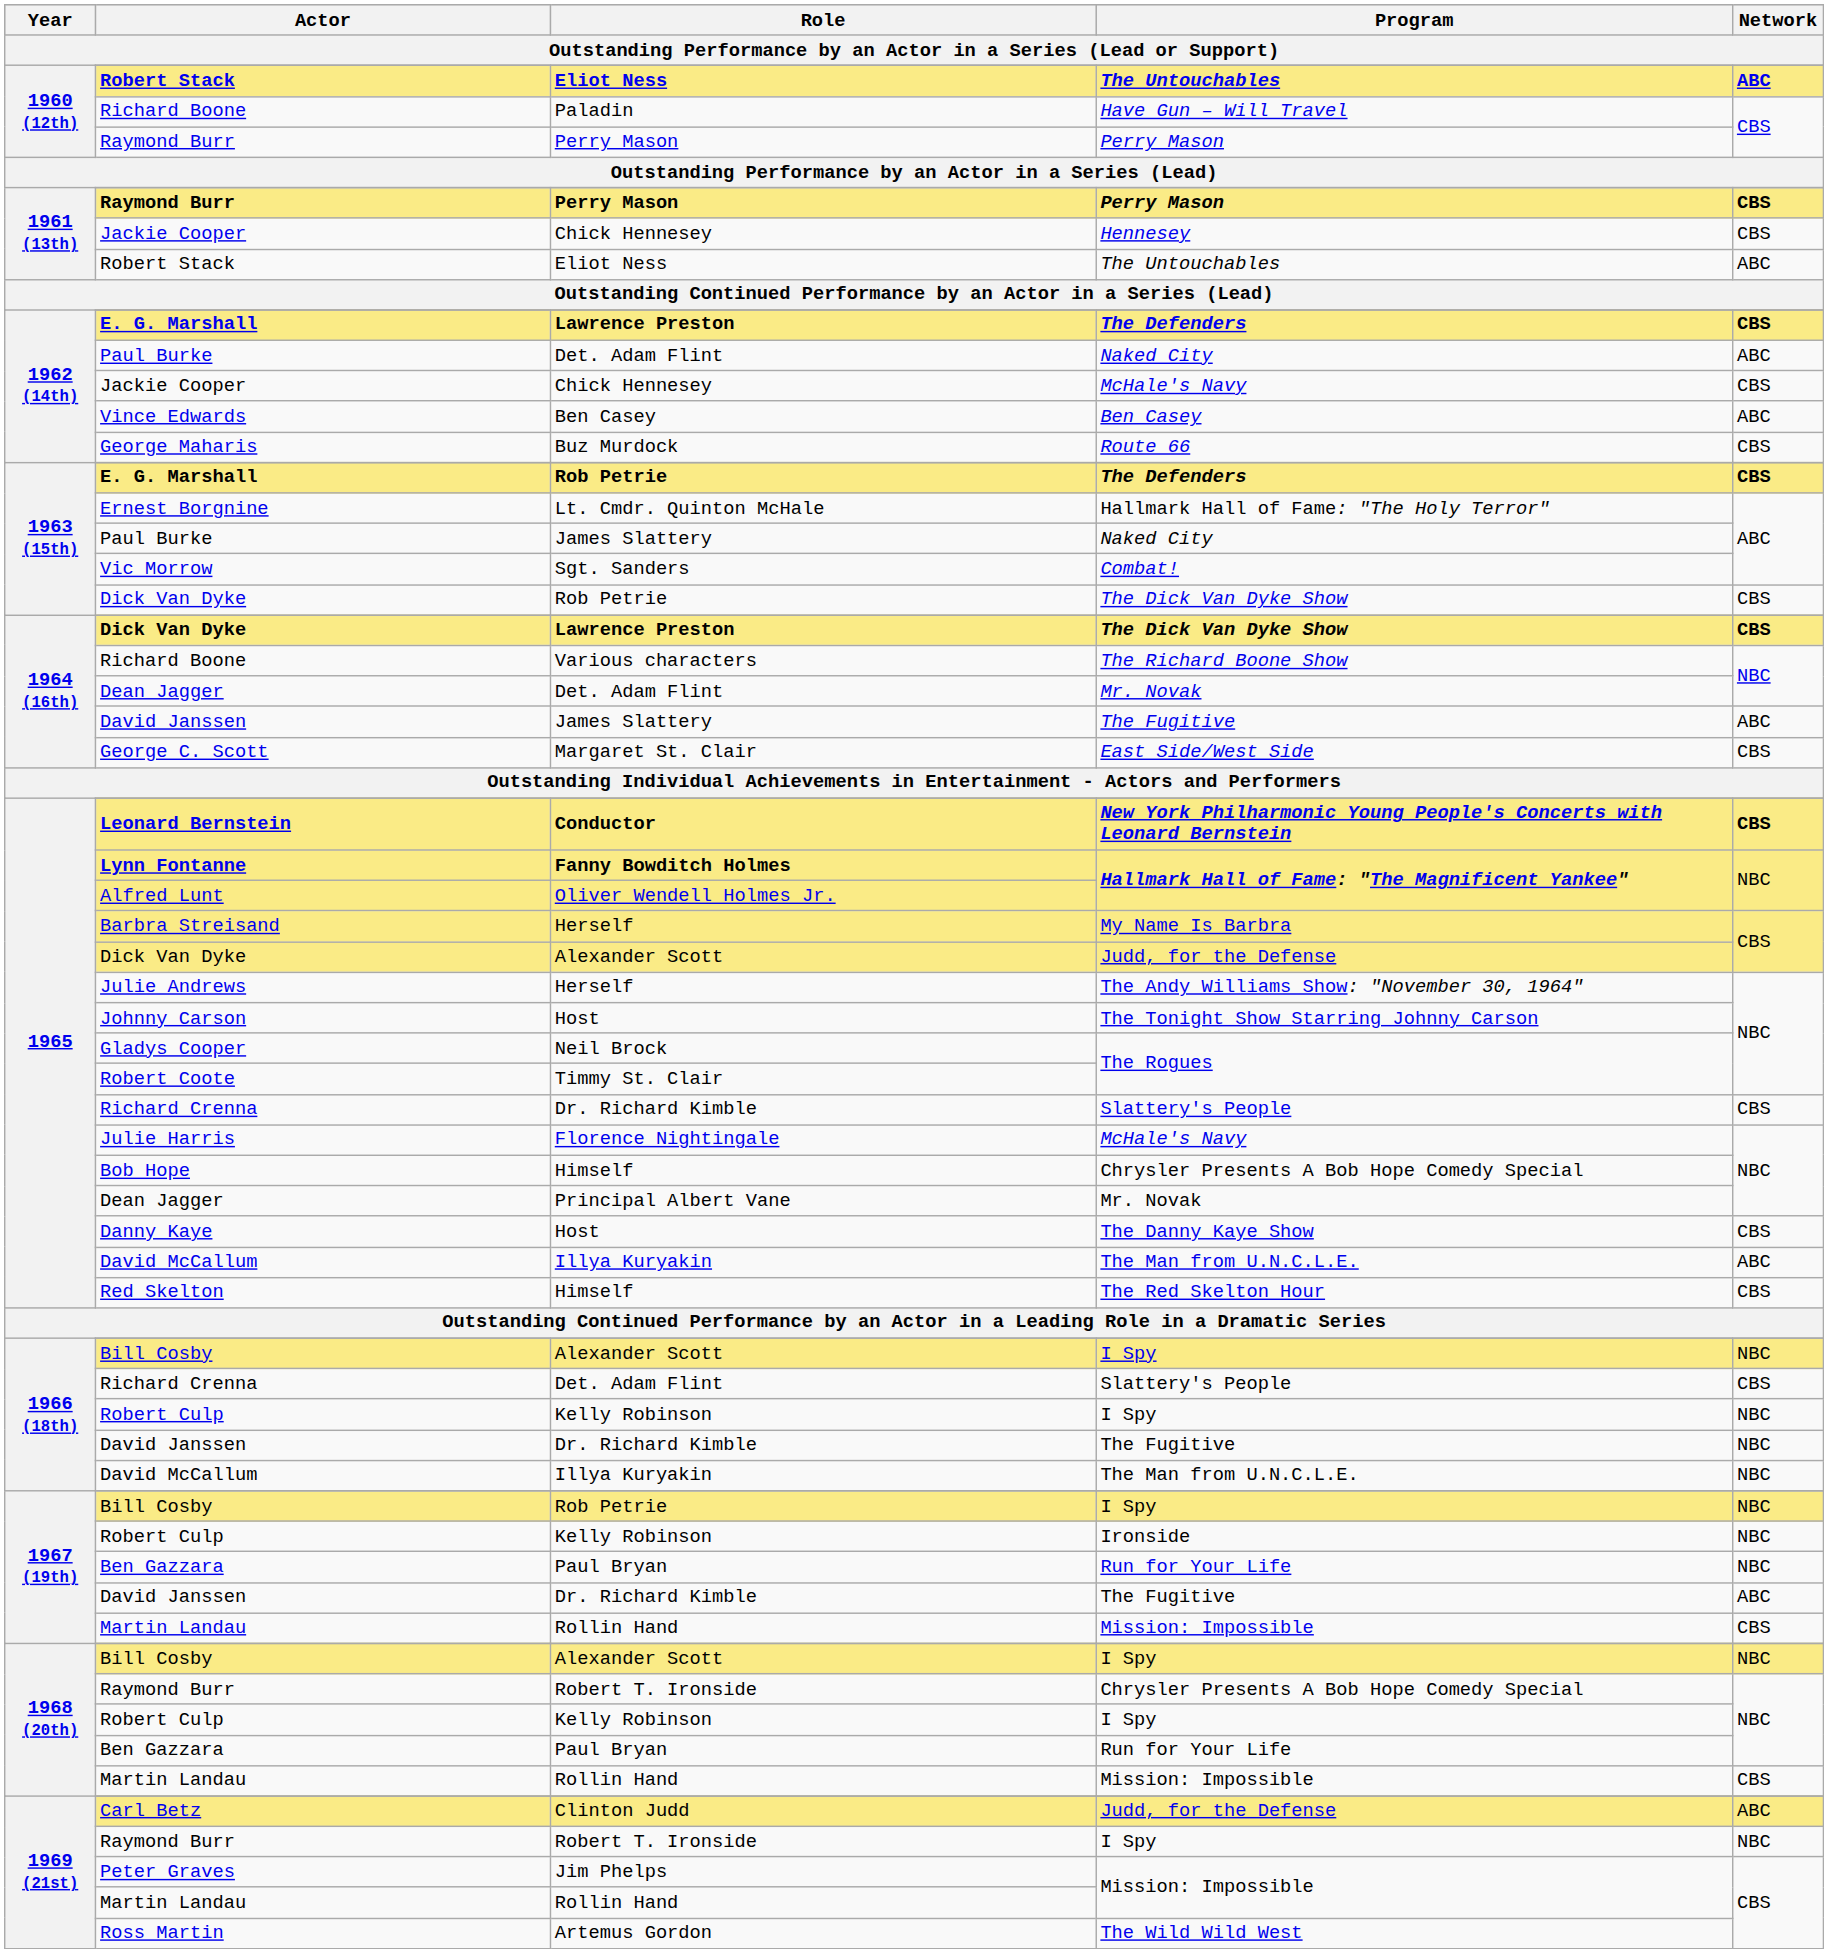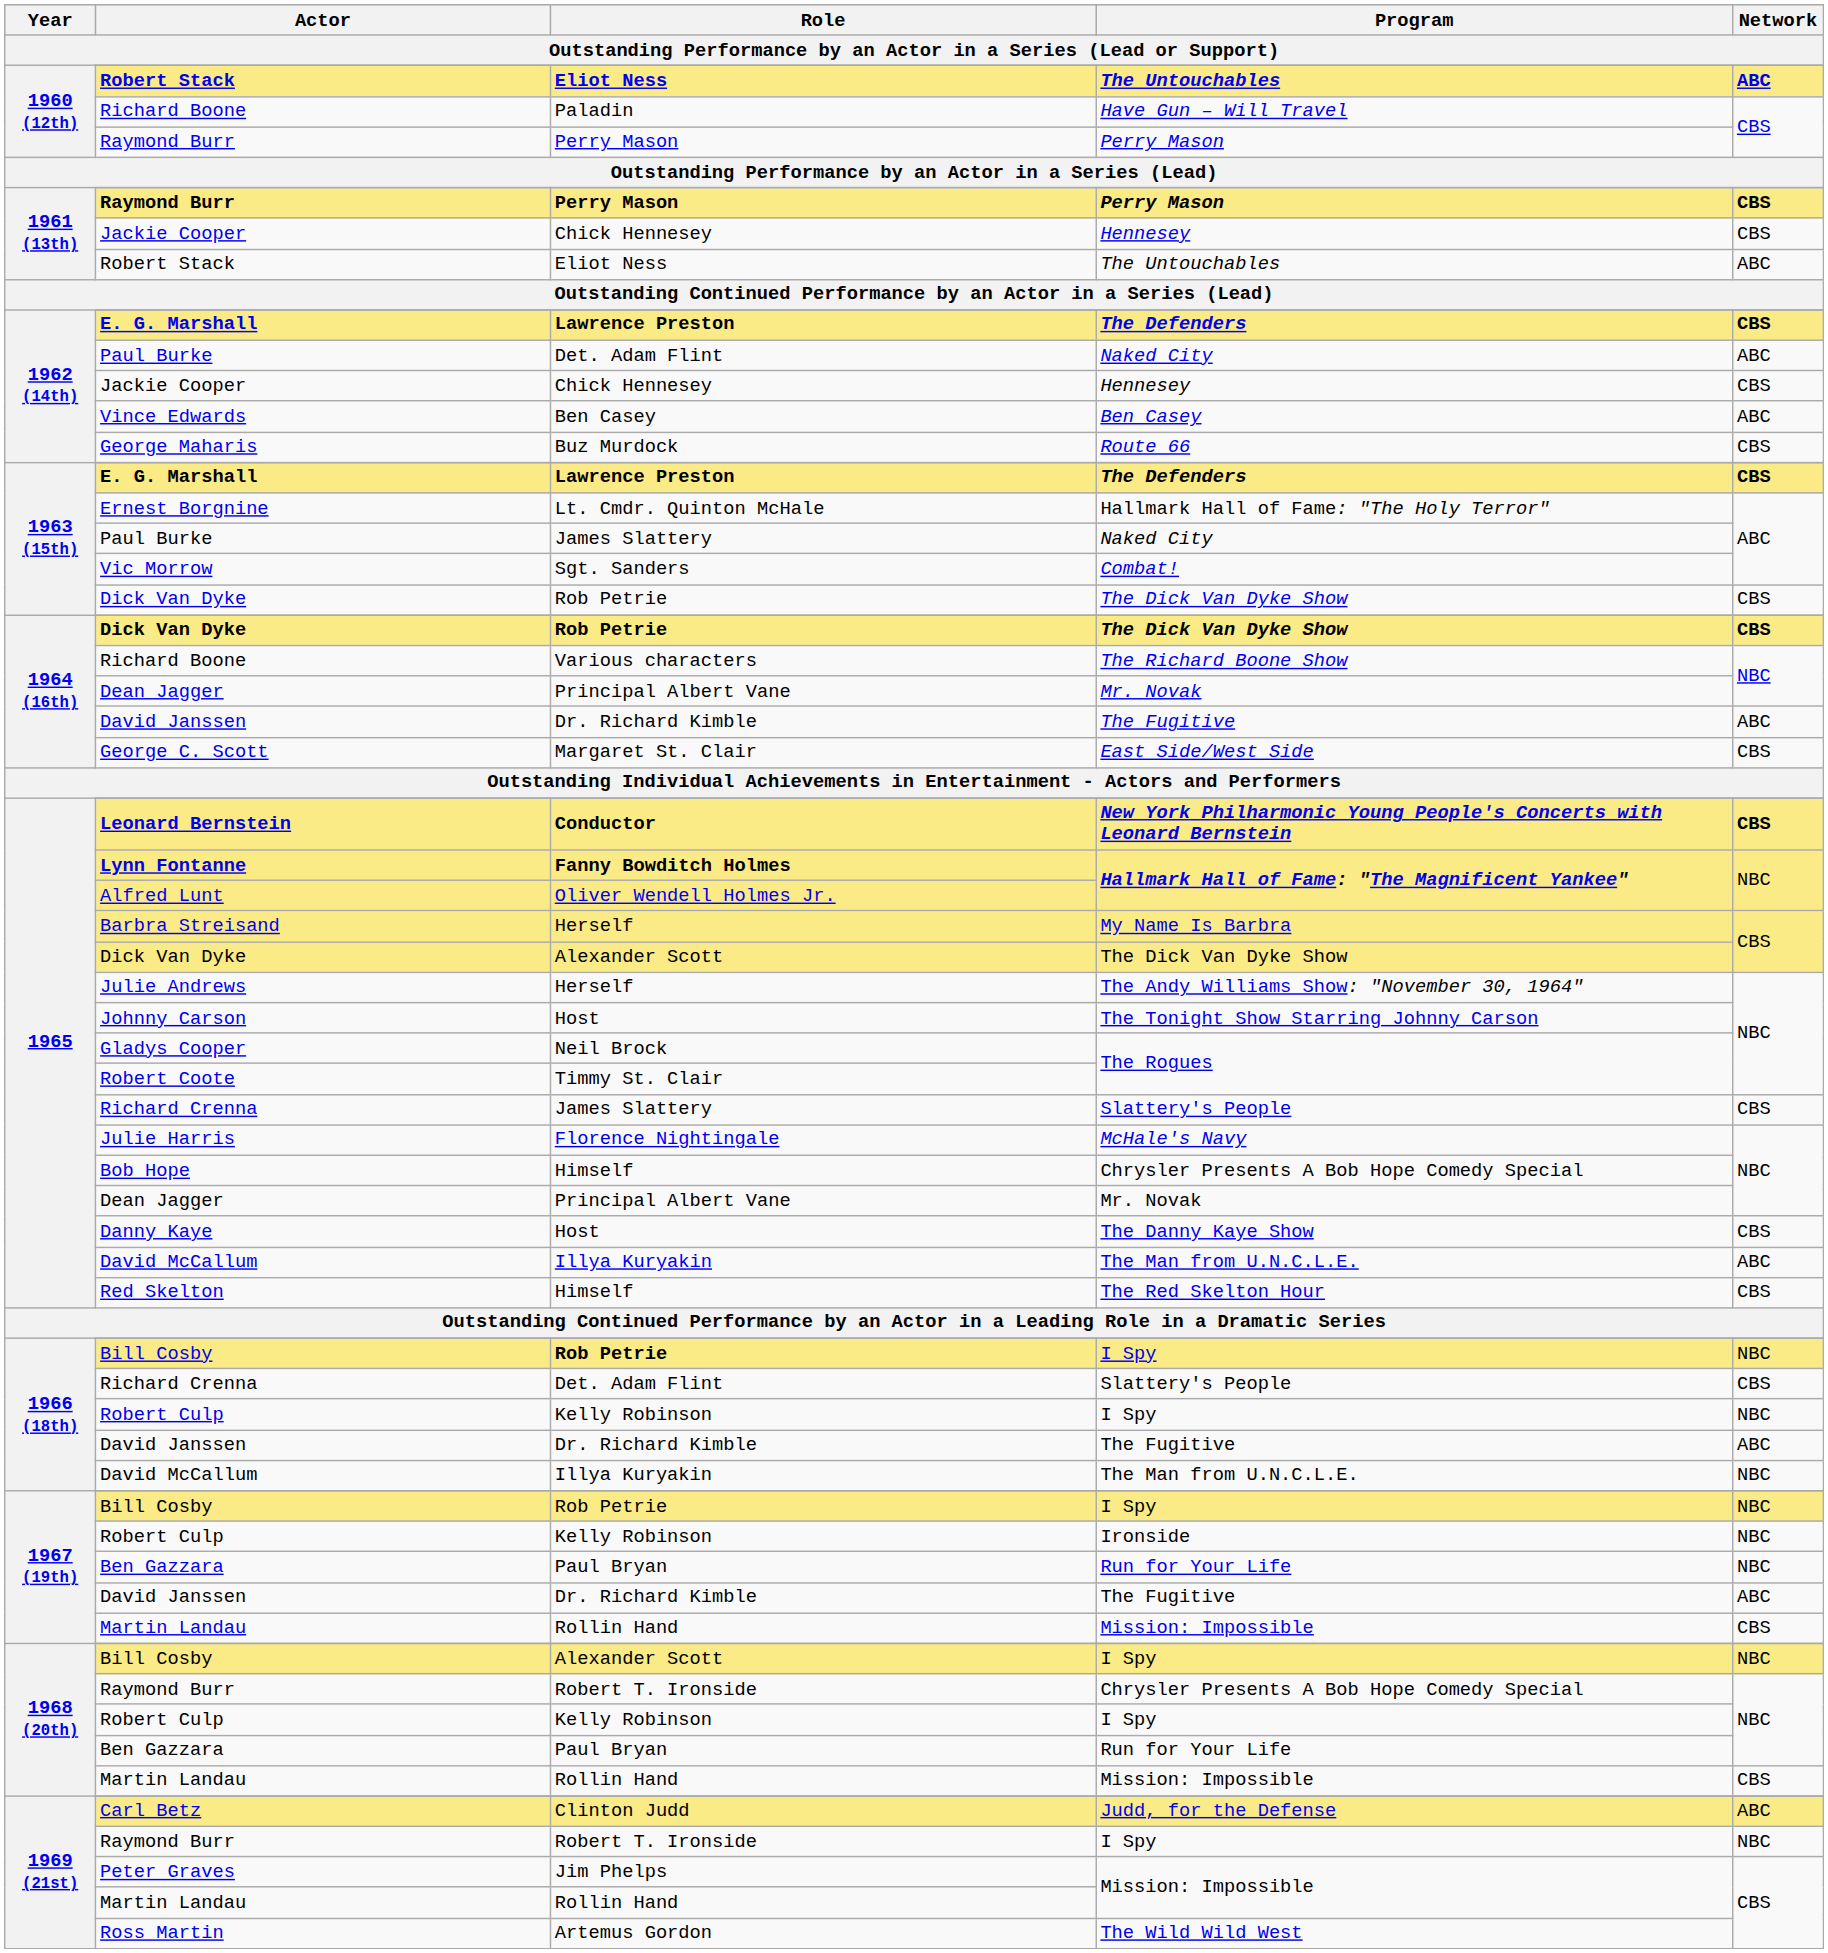(1173, 386) McHale's Navy -> (1145, 386) Hennesey
(611, 478) Rob Petrie -> (645, 478) Lawrence Preston
(645, 630) Lawrence Preston -> (611, 630) Rob Petrie
(639, 691) Det. Adam Flint -> (673, 691) Principal Albert Vane
(633, 722) James Slattery -> (656, 722) Dr. Richard Kimble
(1218, 957) Judd, for the Defense -> (1224, 957) The Dick Van Dyke Show
(656, 1109) Dr. Richard Kimble -> (633, 1109) James Slattery
(639, 1354) Alexander Scott -> (611, 1354) Rob Petrie
(1754, 1445) NBC -> (1754, 1445) ABC
